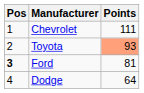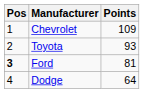(128, 30) 111 -> (127, 30) 109
(130, 47) lightsalmon background -> (130, 47) no background
